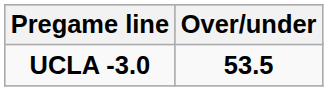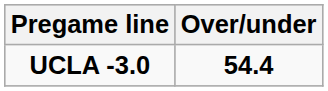(249, 65) 53.5 -> (249, 65) 54.4
